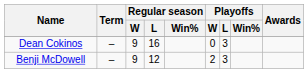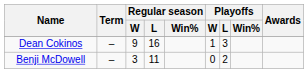(213, 44) 0 -> (213, 44) 1
(135, 60) 9 -> (135, 60) 3
(154, 60) 12 -> (154, 60) 11
(213, 60) 2 -> (213, 60) 0
(225, 60) 3 -> (225, 60) 2
